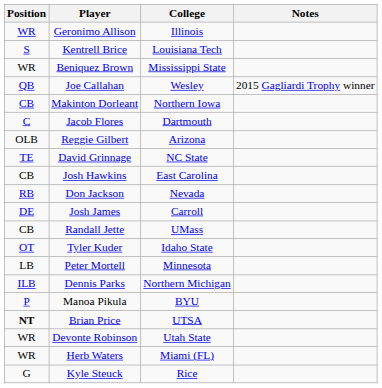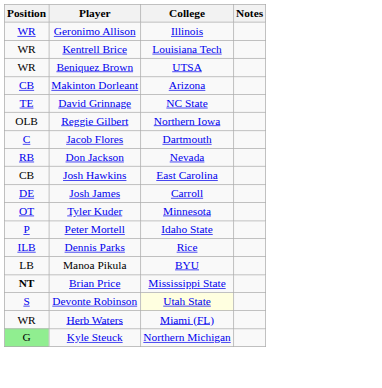(27, 49) S -> (27, 49) WR
(187, 67) Mississippi State -> (187, 67) UTSA
- row: (95, 85)
(187, 103) Northern Iowa -> (187, 85) Arizona
rows swapped: (95, 121) <-> (95, 157)
(187, 139) Arizona -> (187, 121) Northern Iowa
rows swapped: (95, 175) <-> (95, 193)
- row: (95, 229)
(187, 247) Idaho State -> (187, 211) Minnesota
(27, 265) LB -> (27, 229) P
(187, 265) Minnesota -> (187, 229) Idaho State
(187, 283) Northern Michigan -> (187, 247) Rice
(27, 301) P -> (27, 265) LB
(187, 319) UTSA -> (187, 283) Mississippi State
(27, 337) WR -> (27, 301) S
(187, 337) no background -> (187, 301) lightyellow background
(27, 373) no background -> (27, 337) lightgreen background
(187, 373) Rice -> (187, 337) Northern Michigan
